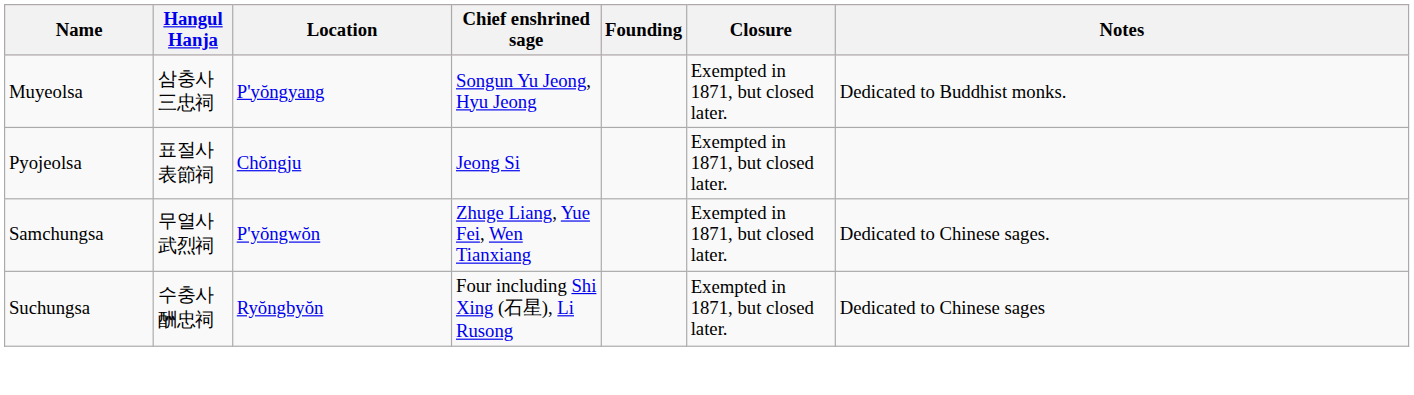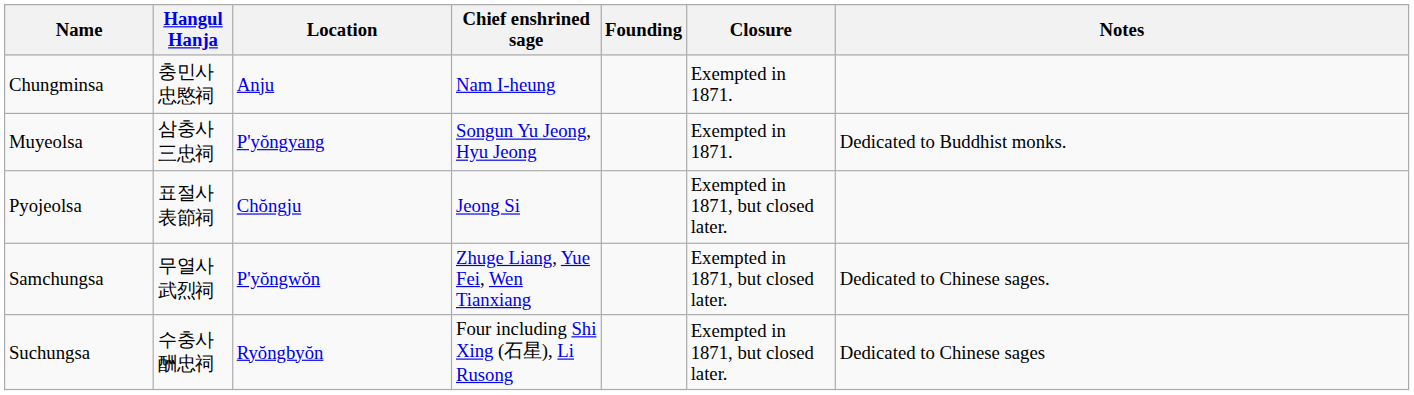+ row: (56, 84)
(752, 91) Exempted in 1871, but closed later. -> (738, 141) Exempted in 1871.
